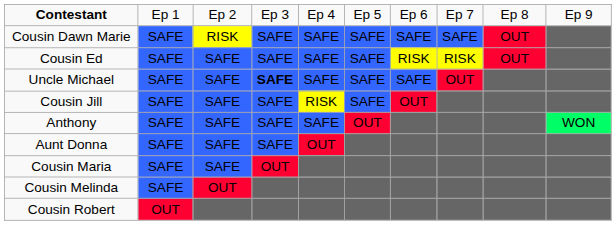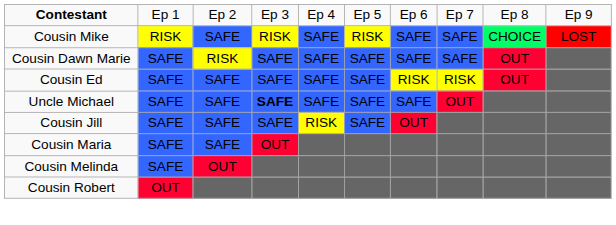+ row: (71, 36)
- row: (71, 123)
- row: (71, 144)
